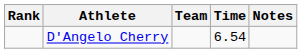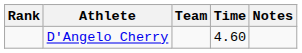(230, 38) 6.54 -> (230, 38) 4.60
